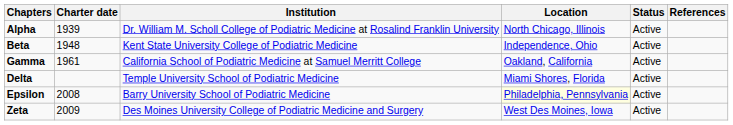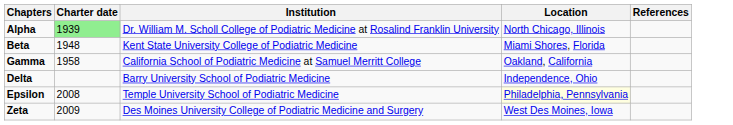- column: (649, 12)
(68, 29) no background -> (68, 29) lightgreen background
(551, 45) Independence, Ohio -> (554, 45) Miami Shores, Florida
(68, 62) 1961 -> (68, 62) 1958
(231, 78) Temple University School of Podiatric Medicine -> (226, 78) Barry University School of Podiatric Medicine
(554, 78) Miami Shores, Florida -> (551, 78) Independence, Ohio
(226, 95) Barry University School of Podiatric Medicine -> (231, 95) Temple University School of Podiatric Medicine
